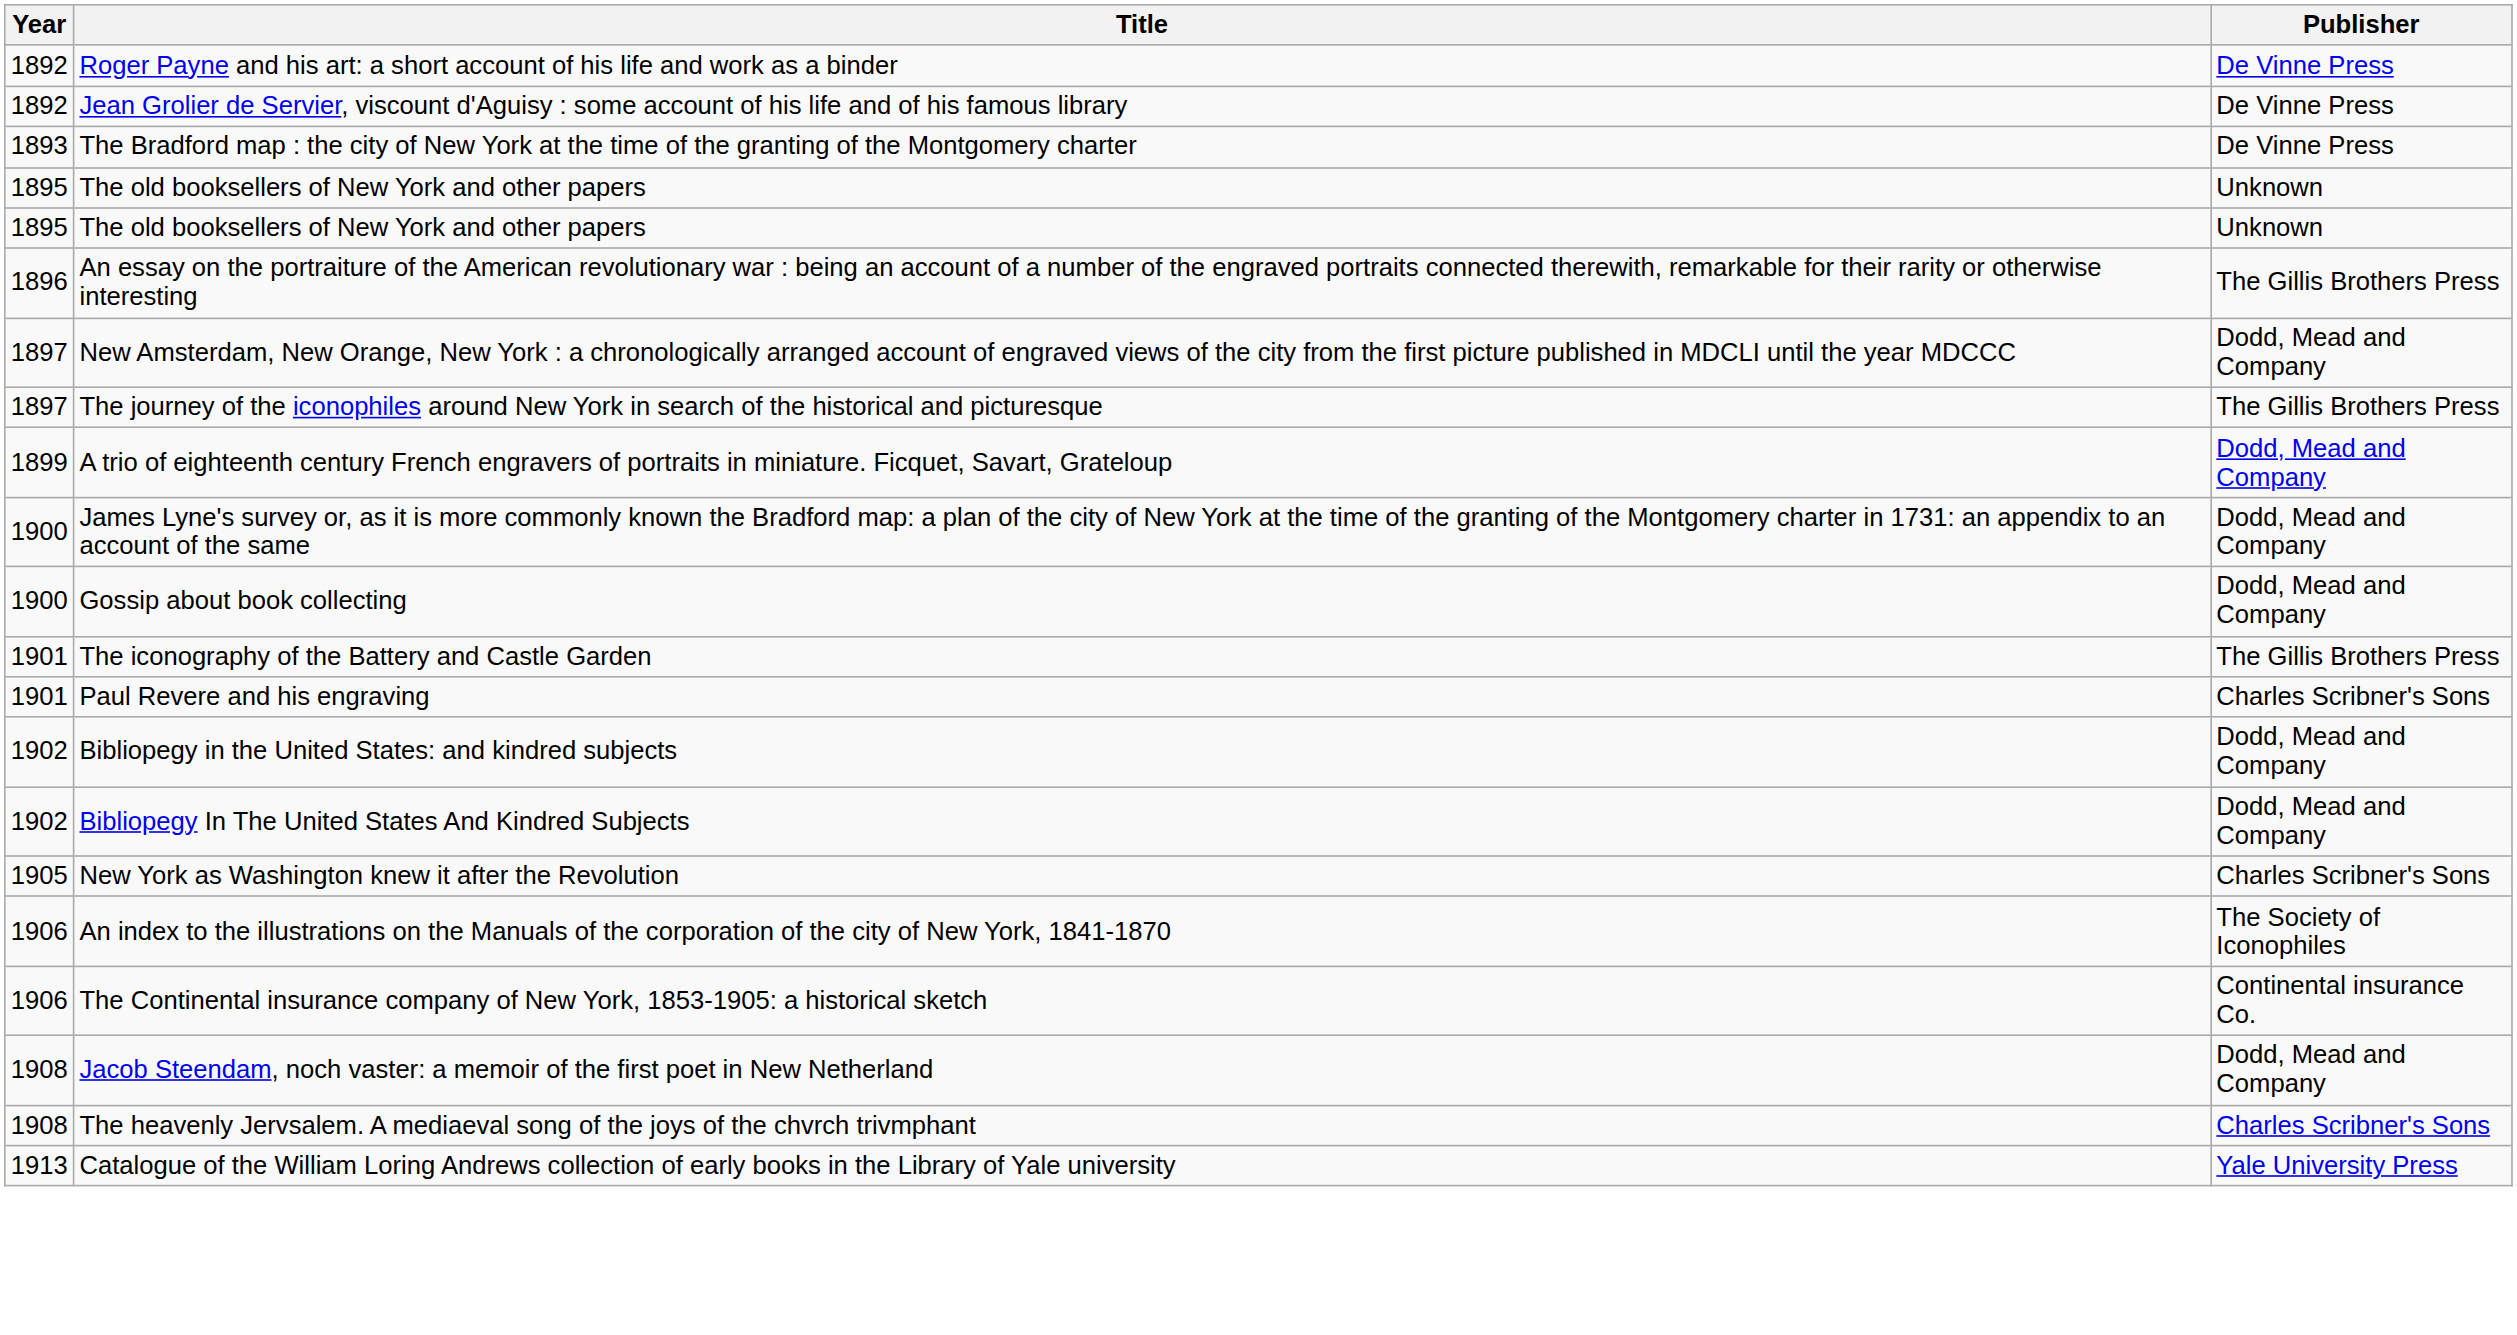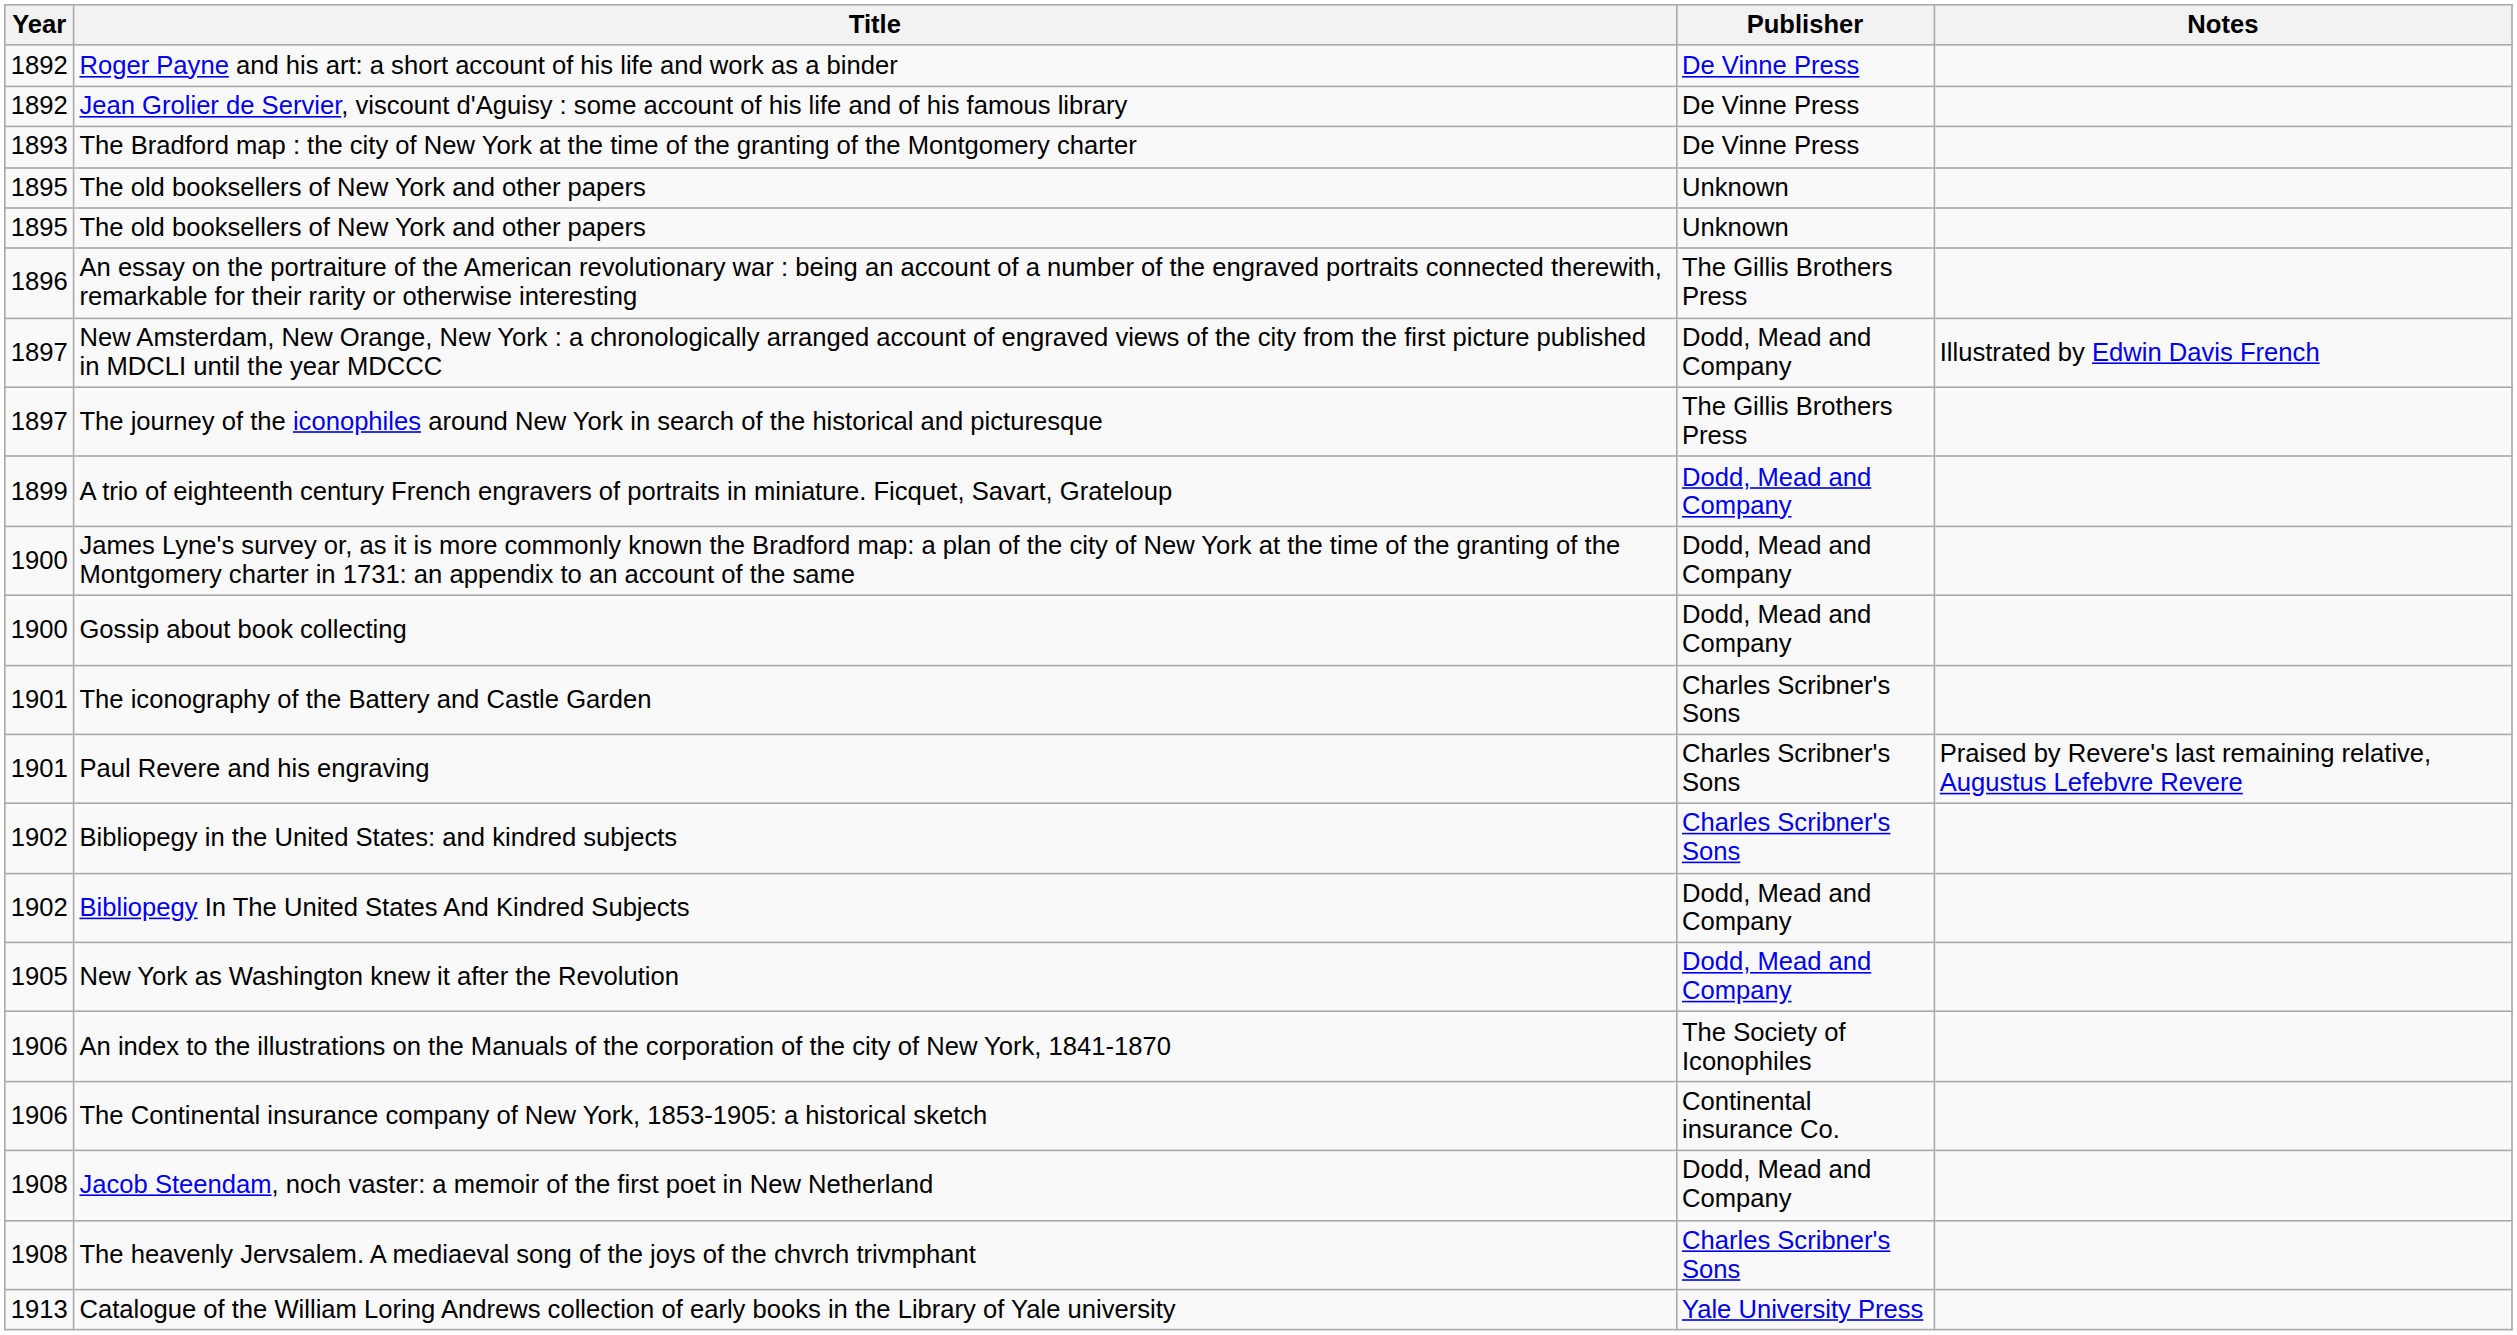+ column: (2223, 24)
(2358, 656) The Gillis Brothers Press -> (1786, 699) Charles Scribner's Sons
(2311, 751) Dodd, Mead and Company -> (1786, 838) Charles Scribner's Sons
(2353, 876) Charles Scribner's Sons -> (1777, 976) Dodd, Mead and Company
